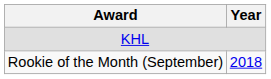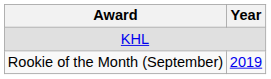(246, 62) 2018 -> (246, 62) 2019
